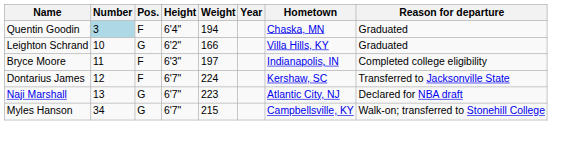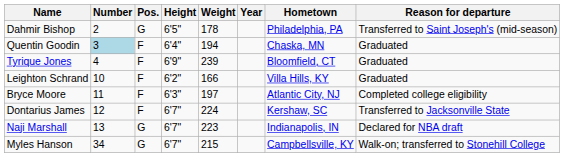+ row: (41, 29)
+ row: (39, 62)
(141, 45) G -> (140, 78) F
(303, 62) Indianapolis, IN -> (303, 95) Atlantic City, NJ
(303, 95) Atlantic City, NJ -> (303, 128) Indianapolis, IN
